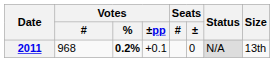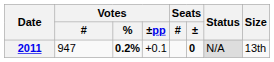(67, 48) 968 -> (67, 48) 947
(192, 48) normal -> (192, 48) bold
